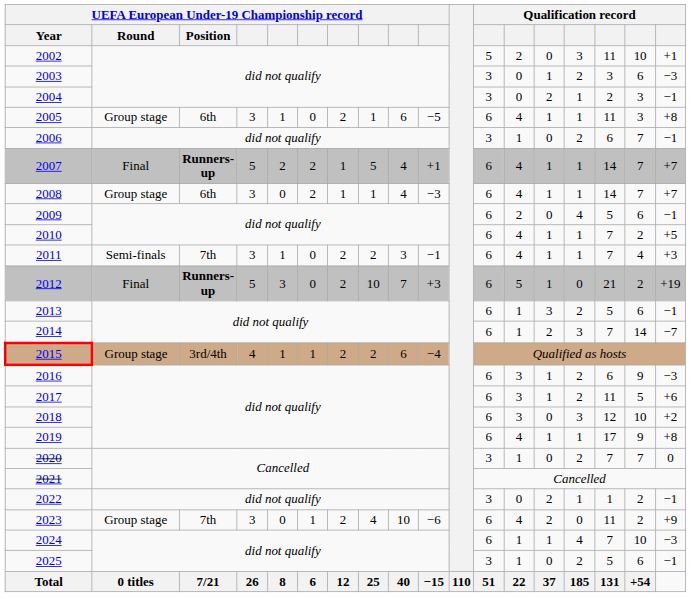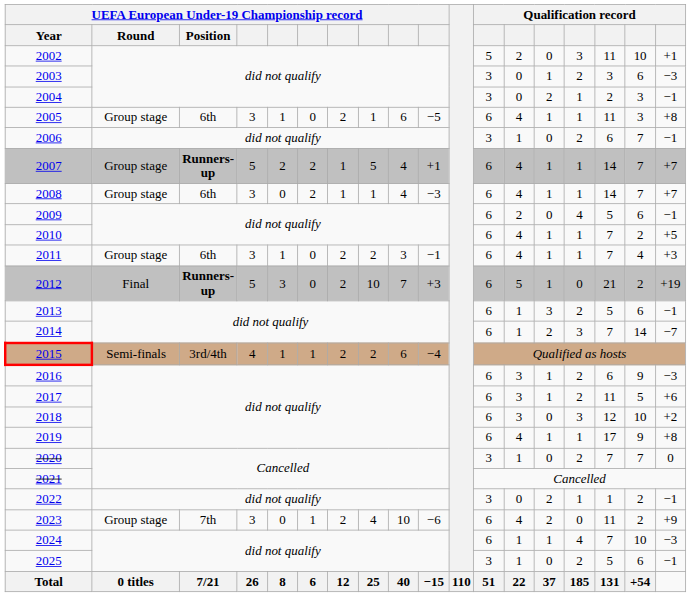(136, 165) Final -> (136, 165) Group stage
(136, 255) Semi-finals -> (136, 255) Group stage
(208, 255) 7th -> (208, 255) 6th
(136, 353) Group stage -> (136, 353) Semi-finals
